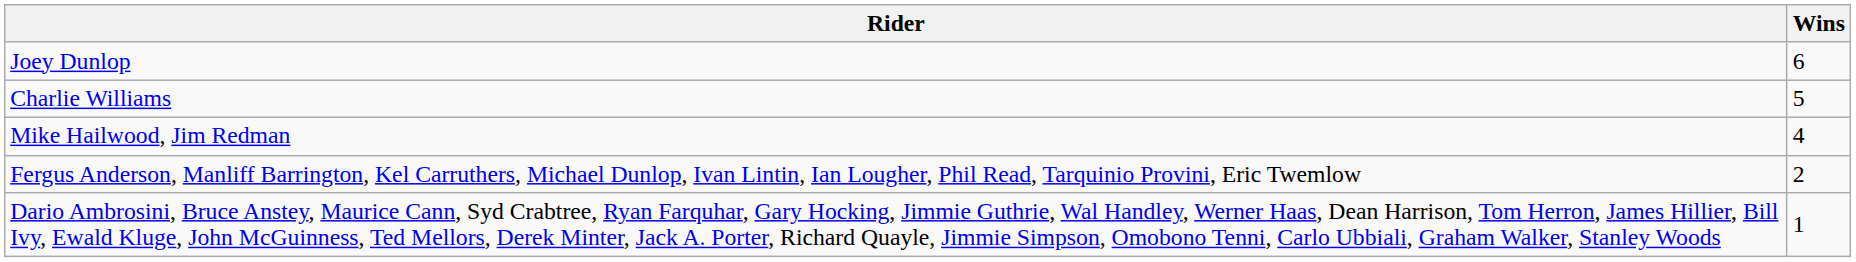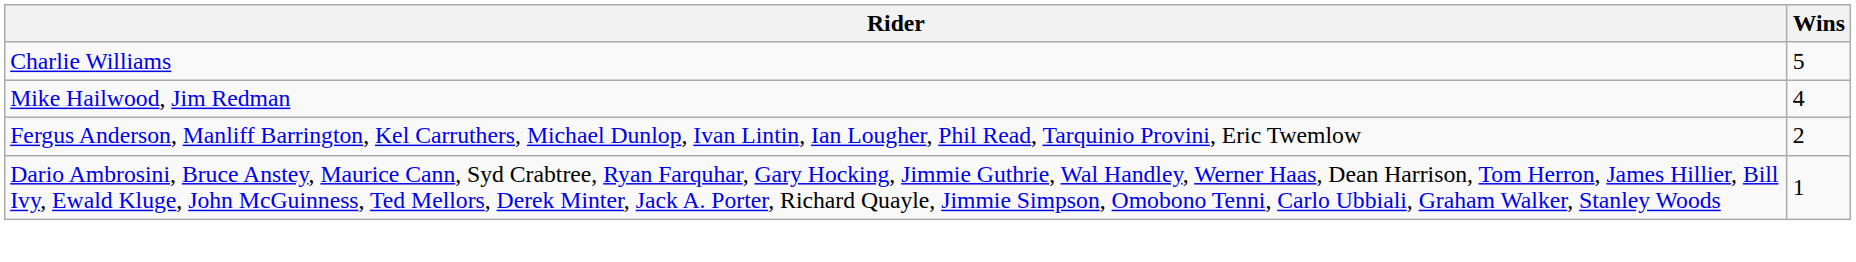- row: (70, 60)
